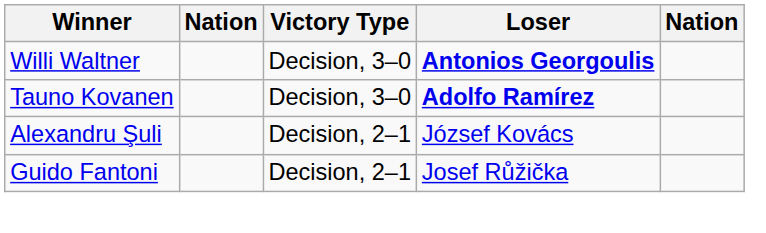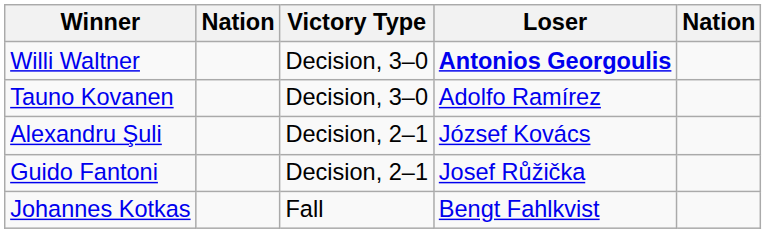(508, 97) bold -> (520, 97) normal
+ row: (100, 209)
